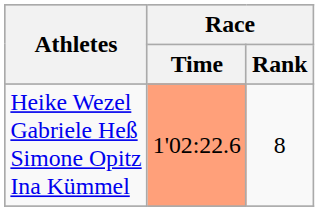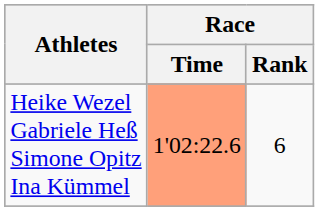(280, 144) 8 -> (280, 144) 6
